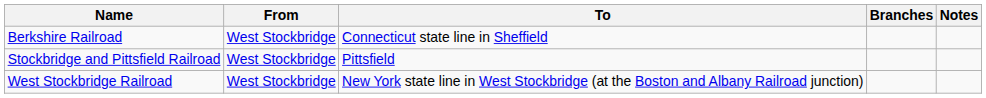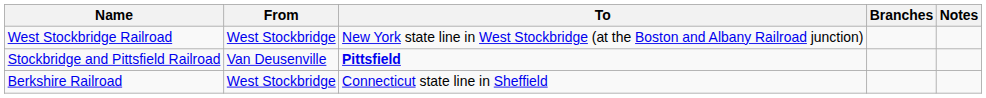rows swapped: (65, 37) <-> (90, 81)
(281, 59) West Stockbridge -> (277, 59) Van Deusenville
(368, 59) normal -> (371, 59) bold
